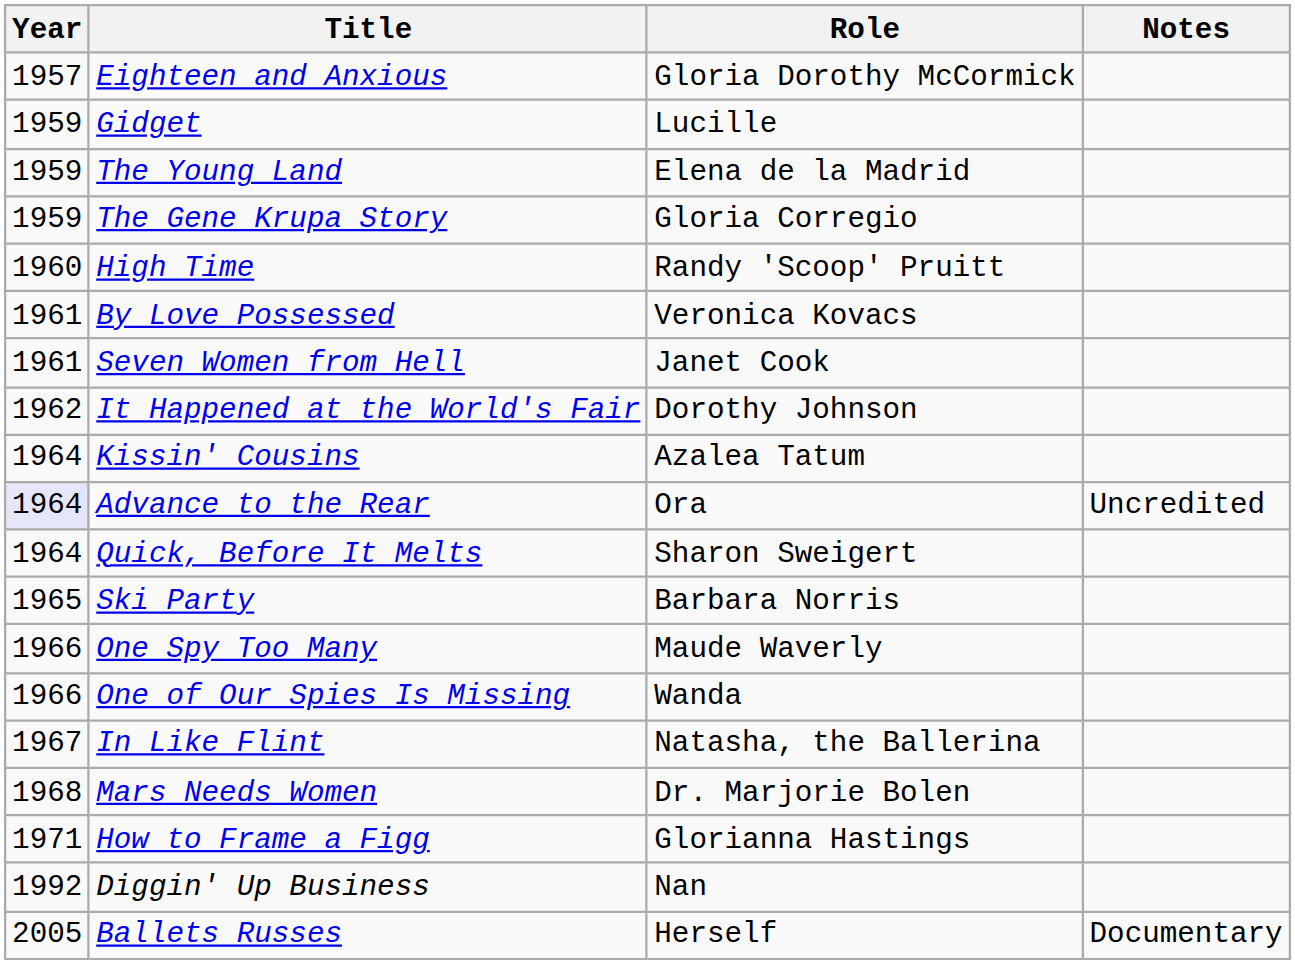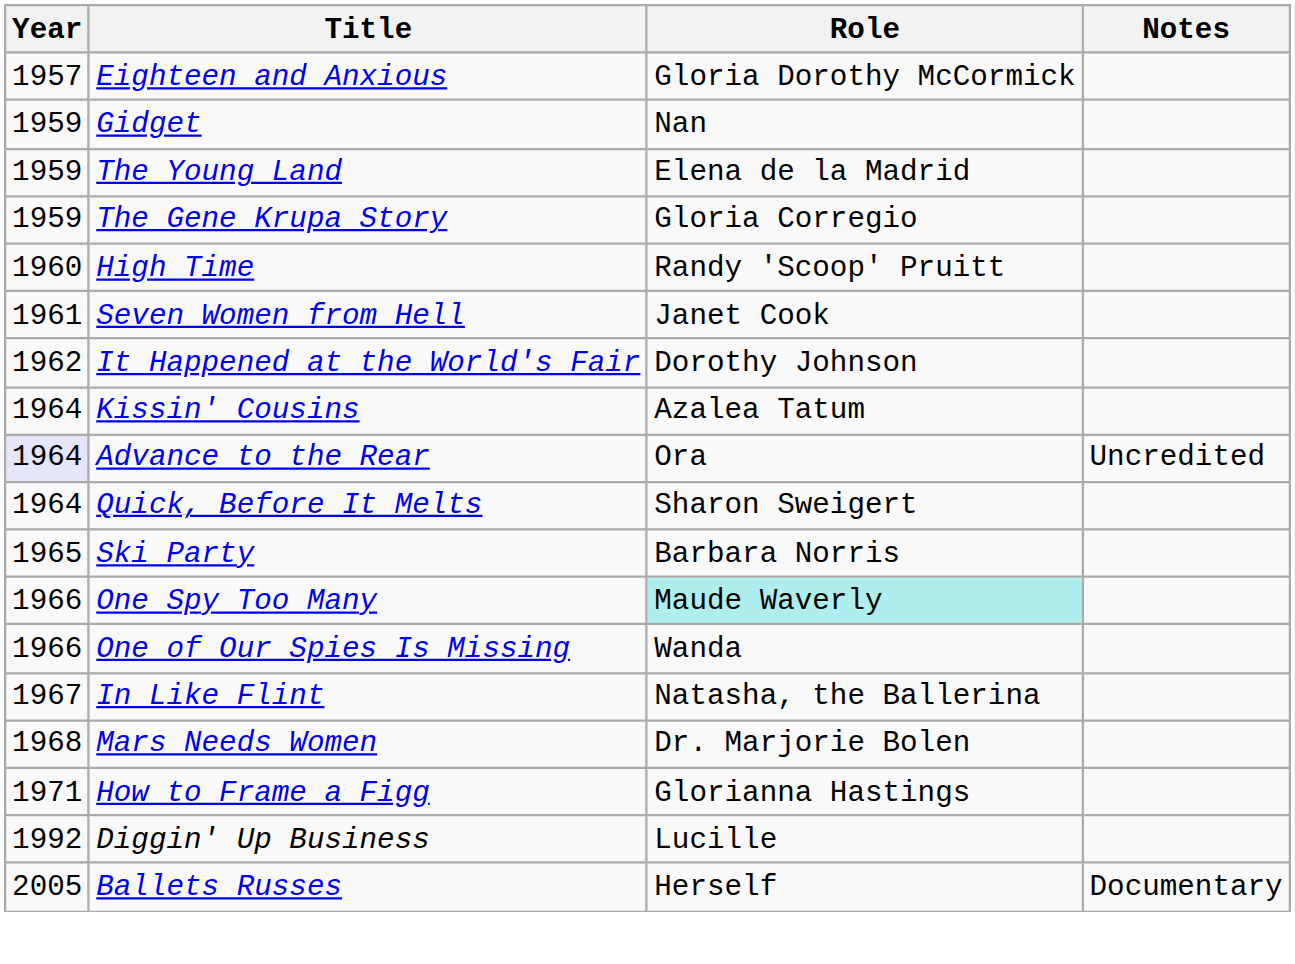(716, 124) Lucille -> (681, 124) Nan
- row: (245, 315)
(768, 649) no background -> (768, 601) paleturquoise background
(681, 887) Nan -> (716, 839) Lucille
